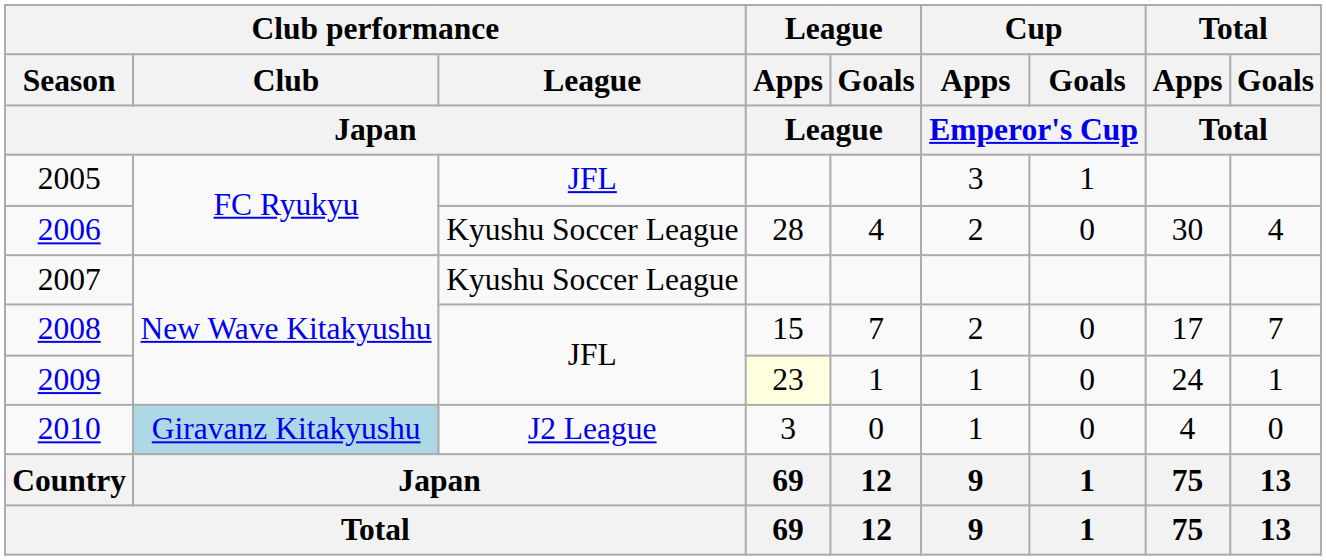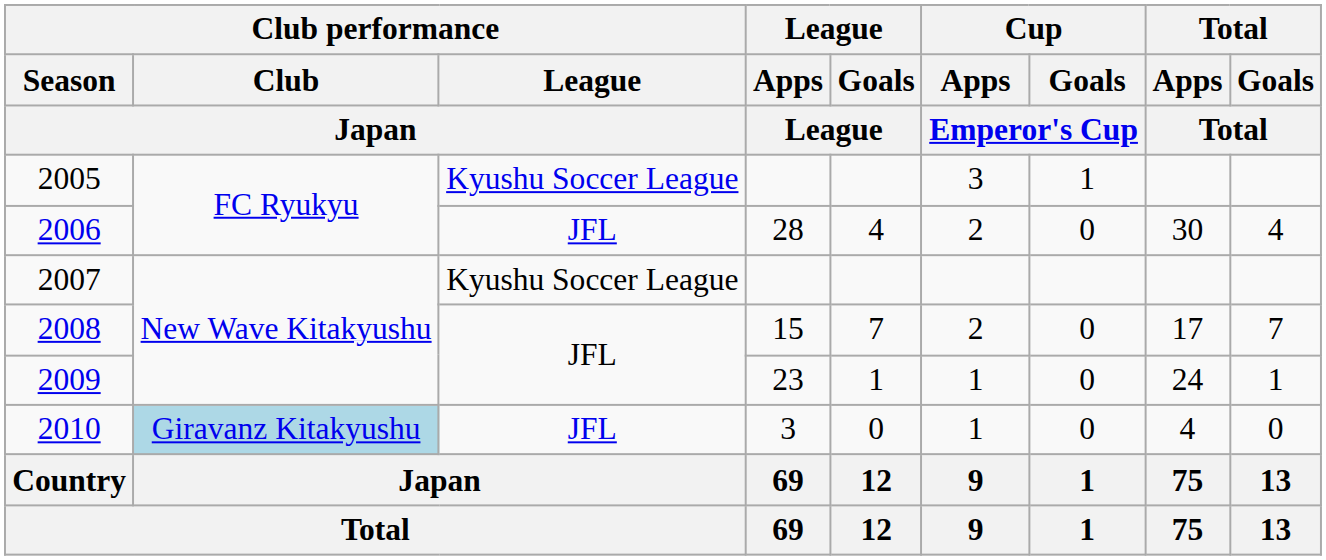(592, 179) JFL -> (592, 179) Kyushu Soccer League
(592, 229) Kyushu Soccer League -> (592, 229) JFL
(788, 379) lightyellow background -> (788, 379) no background
(592, 429) J2 League -> (592, 429) JFL
